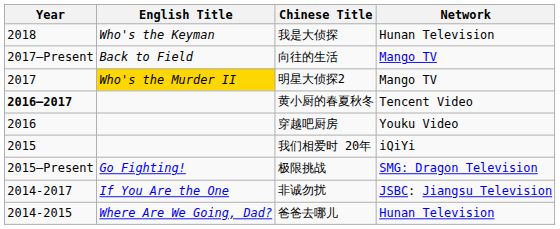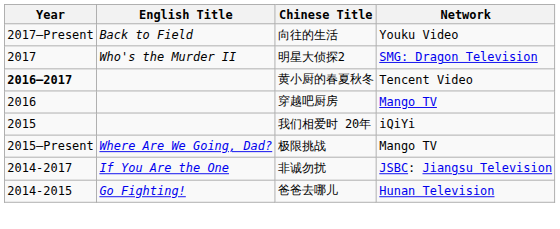- row: (308, 35)
(408, 57) Mango TV -> (419, 35) Youku Video
(168, 80) gold background -> (168, 57) no background
(408, 80) Mango TV -> (458, 57) SMG: Dragon Television
(419, 124) Youku Video -> (408, 102) Mango TV
(143, 169) Go Fighting! -> (186, 146) Where Are We Going, Dad?
(458, 169) SMG: Dragon Television -> (408, 146) Mango TV
(186, 213) Where Are We Going, Dad? -> (143, 191) Go Fighting!
